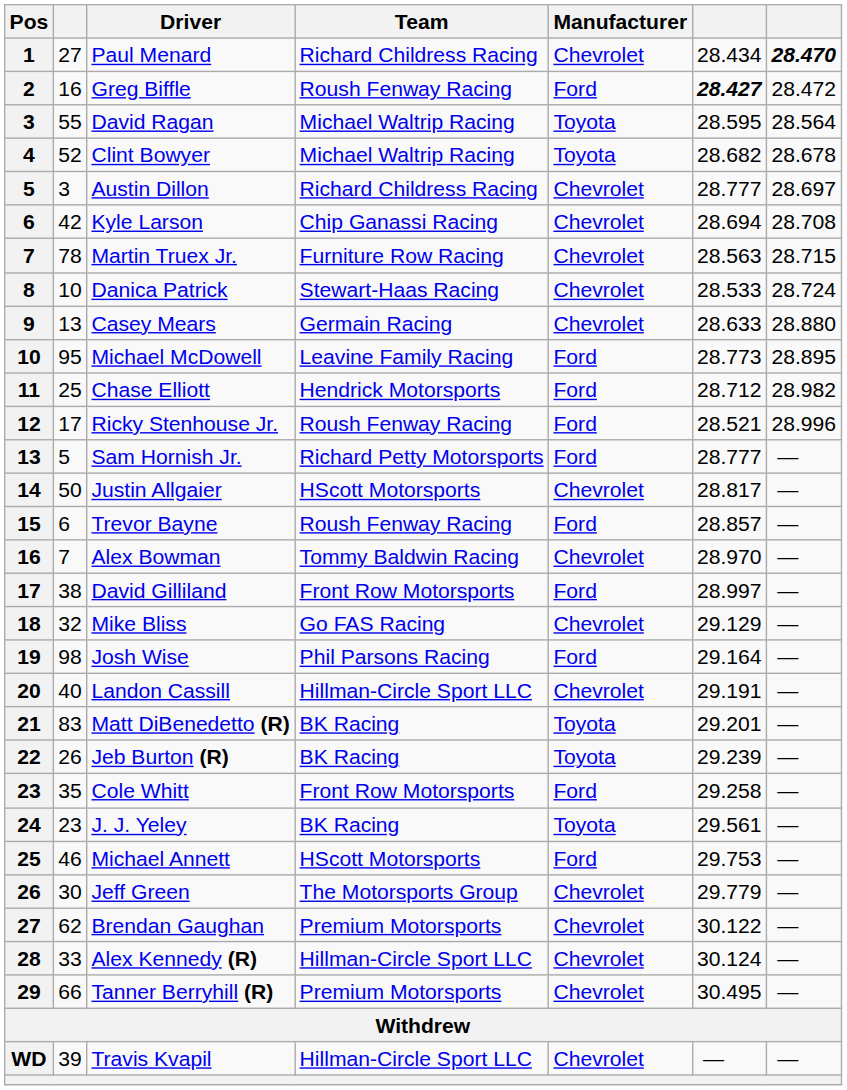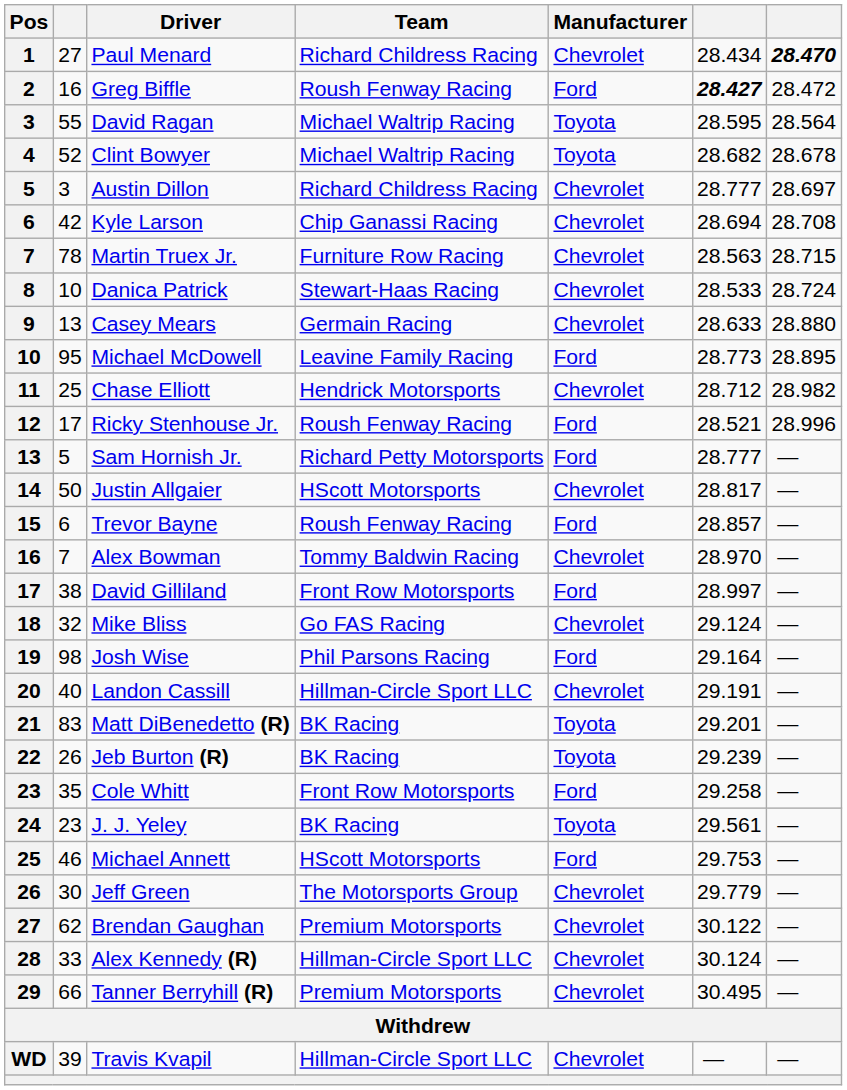(575, 390) Ford -> (599, 390) Chevrolet
(729, 624) 29.129 -> (729, 624) 29.124
